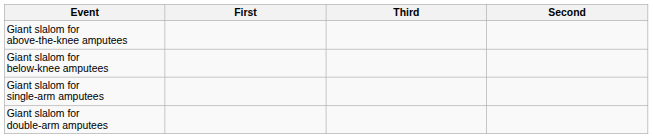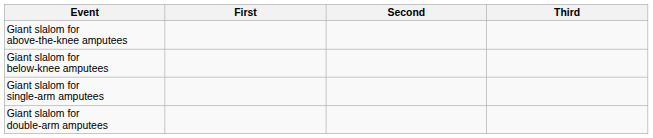columns swapped: (567, 12) <-> (406, 12)
